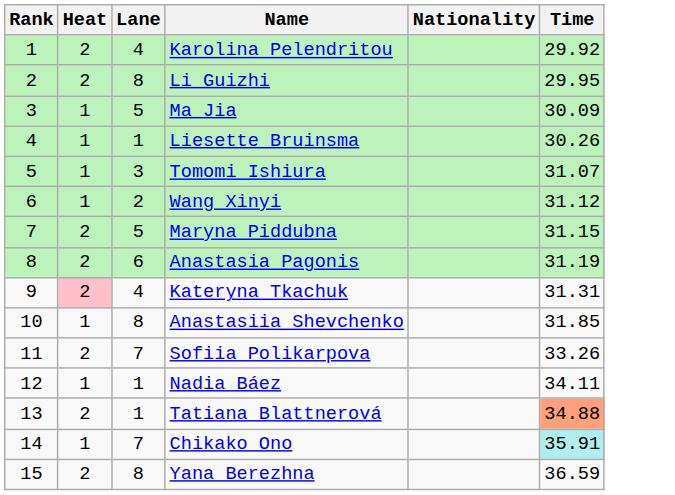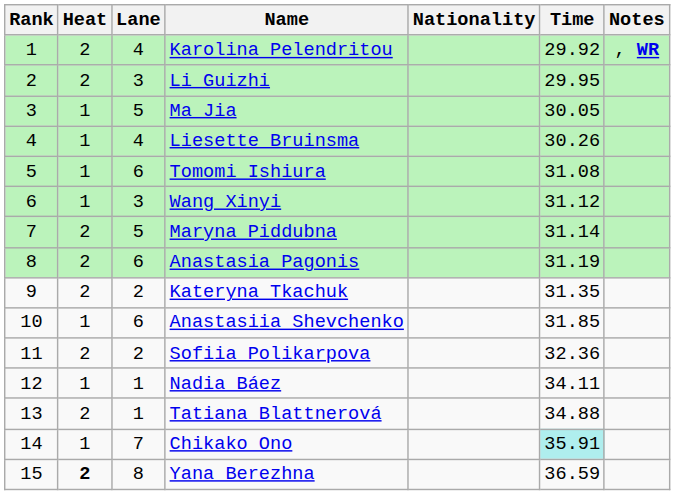+ column: (637, 20)
(138, 80) 8 -> (138, 80) 3
(572, 111) 30.09 -> (572, 111) 30.05
(138, 141) 1 -> (138, 141) 4
(138, 171) 3 -> (138, 171) 6
(572, 171) 31.07 -> (572, 171) 31.08
(138, 202) 2 -> (138, 202) 3
(572, 232) 31.15 -> (572, 232) 31.14
(85, 293) pink background -> (85, 293) no background
(138, 293) 4 -> (138, 293) 2
(572, 293) 31.31 -> (572, 293) 31.35
(138, 323) 8 -> (138, 323) 6
(138, 353) 7 -> (138, 353) 2
(572, 353) 33.26 -> (572, 353) 32.36
(572, 414) lightsalmon background -> (572, 414) no background
(85, 474) normal -> (85, 474) bold
